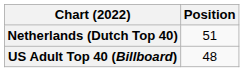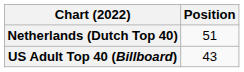(210, 56) 48 -> (210, 56) 43
